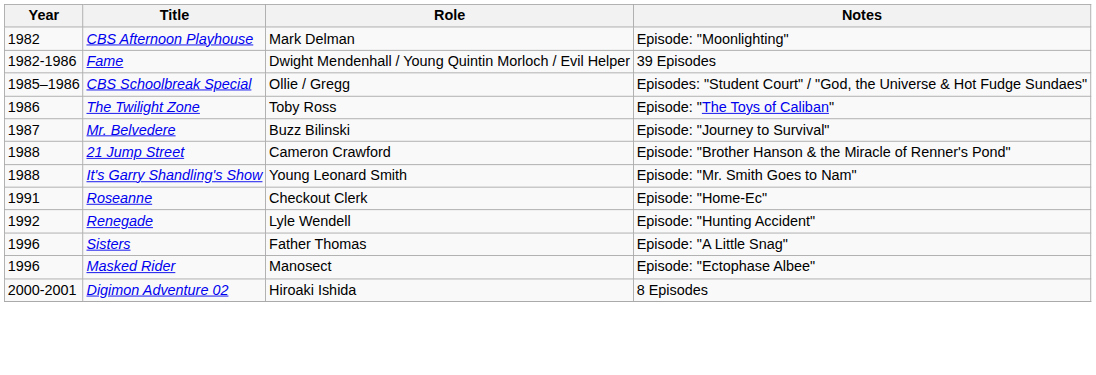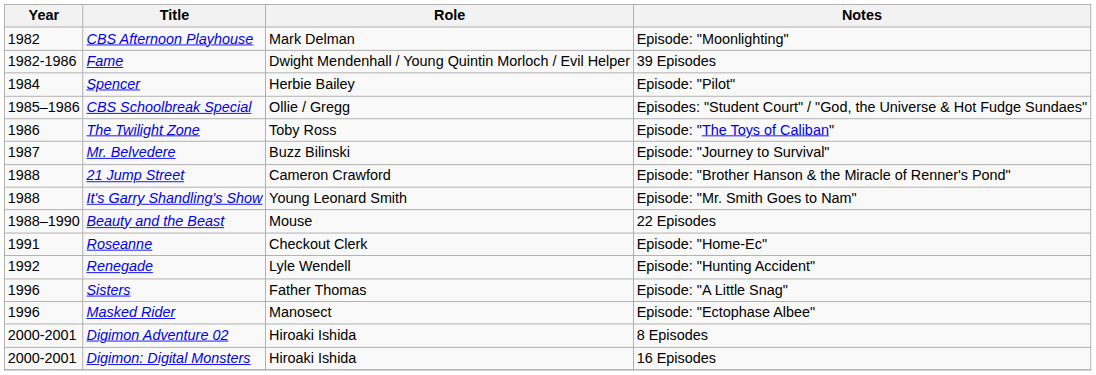+ row: (113, 84)
+ row: (155, 221)
+ row: (169, 358)
